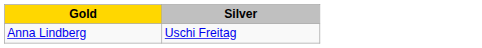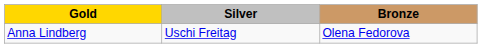+ column: (398, 14)
